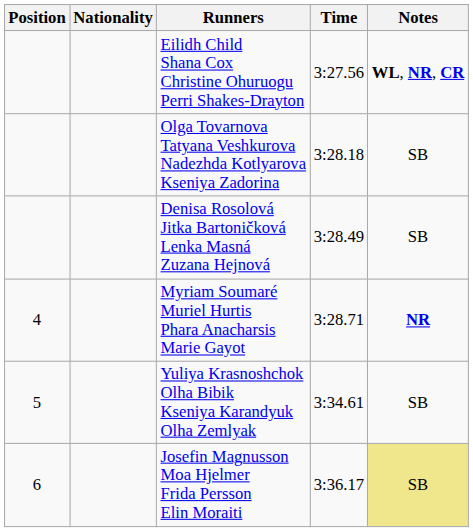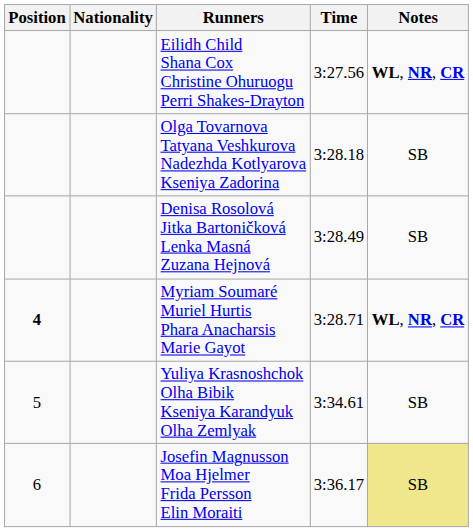(37, 319) normal -> (37, 319) bold
(418, 319) NR -> (418, 319) WL, NR, CR
